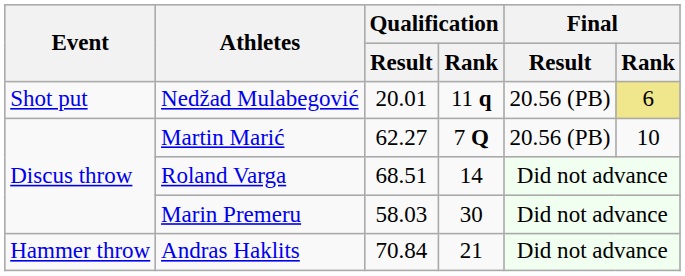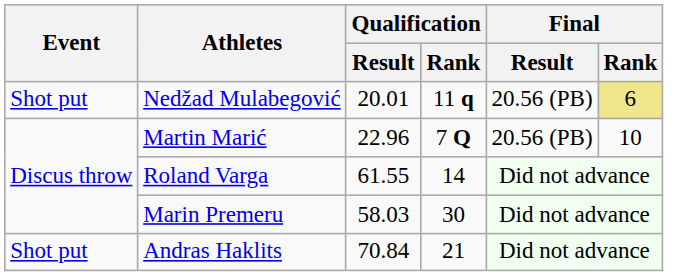(401, 137) 62.27 -> (383, 137) 22.96
(401, 175) 68.51 -> (383, 175) 61.55
(80, 251) Hammer throw -> (49, 251) Shot put
